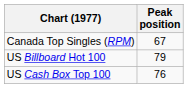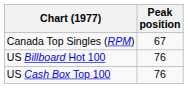(160, 58) 79 -> (160, 58) 76
